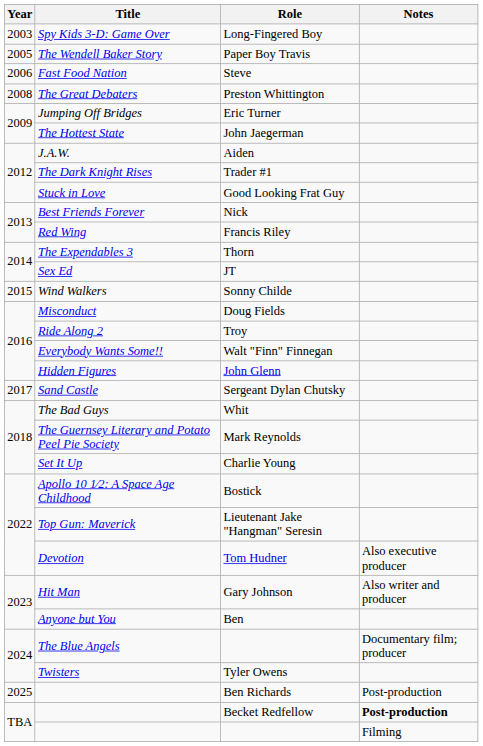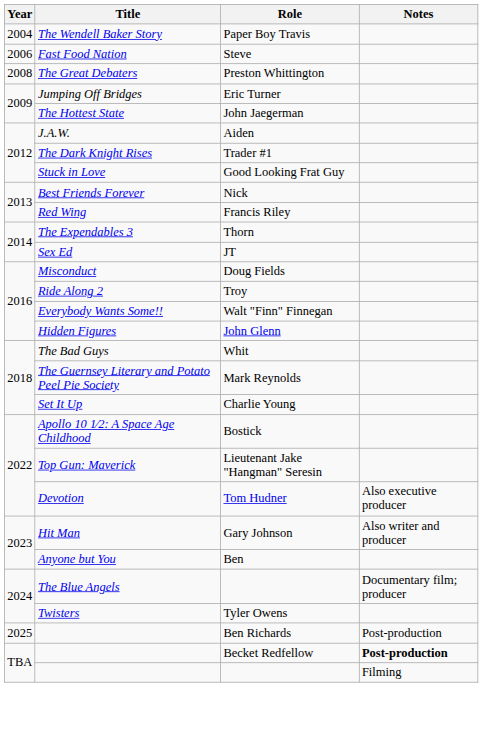- row: (104, 34)
(20, 53) 2005 -> (20, 34) 2004
- row: (72, 291)
- row: (68, 390)
